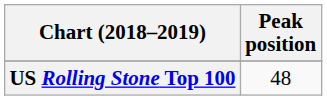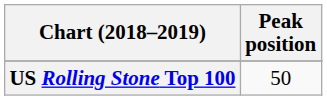(281, 77) 48 -> (281, 77) 50
